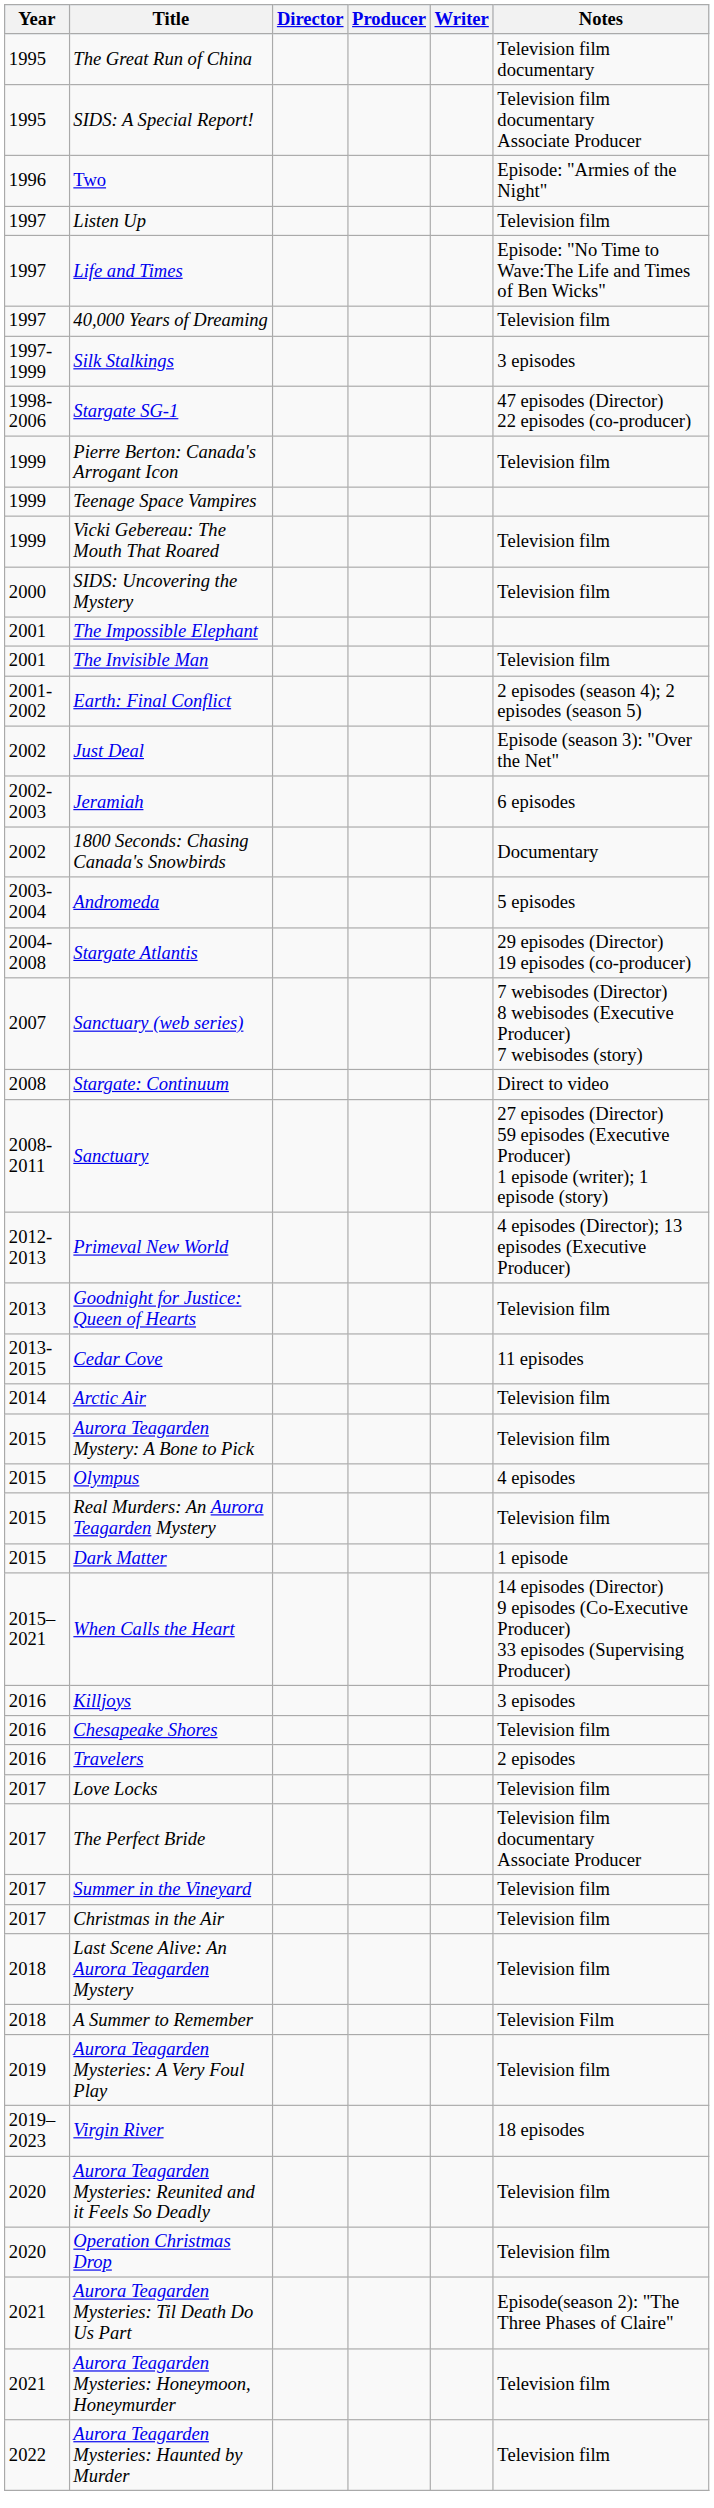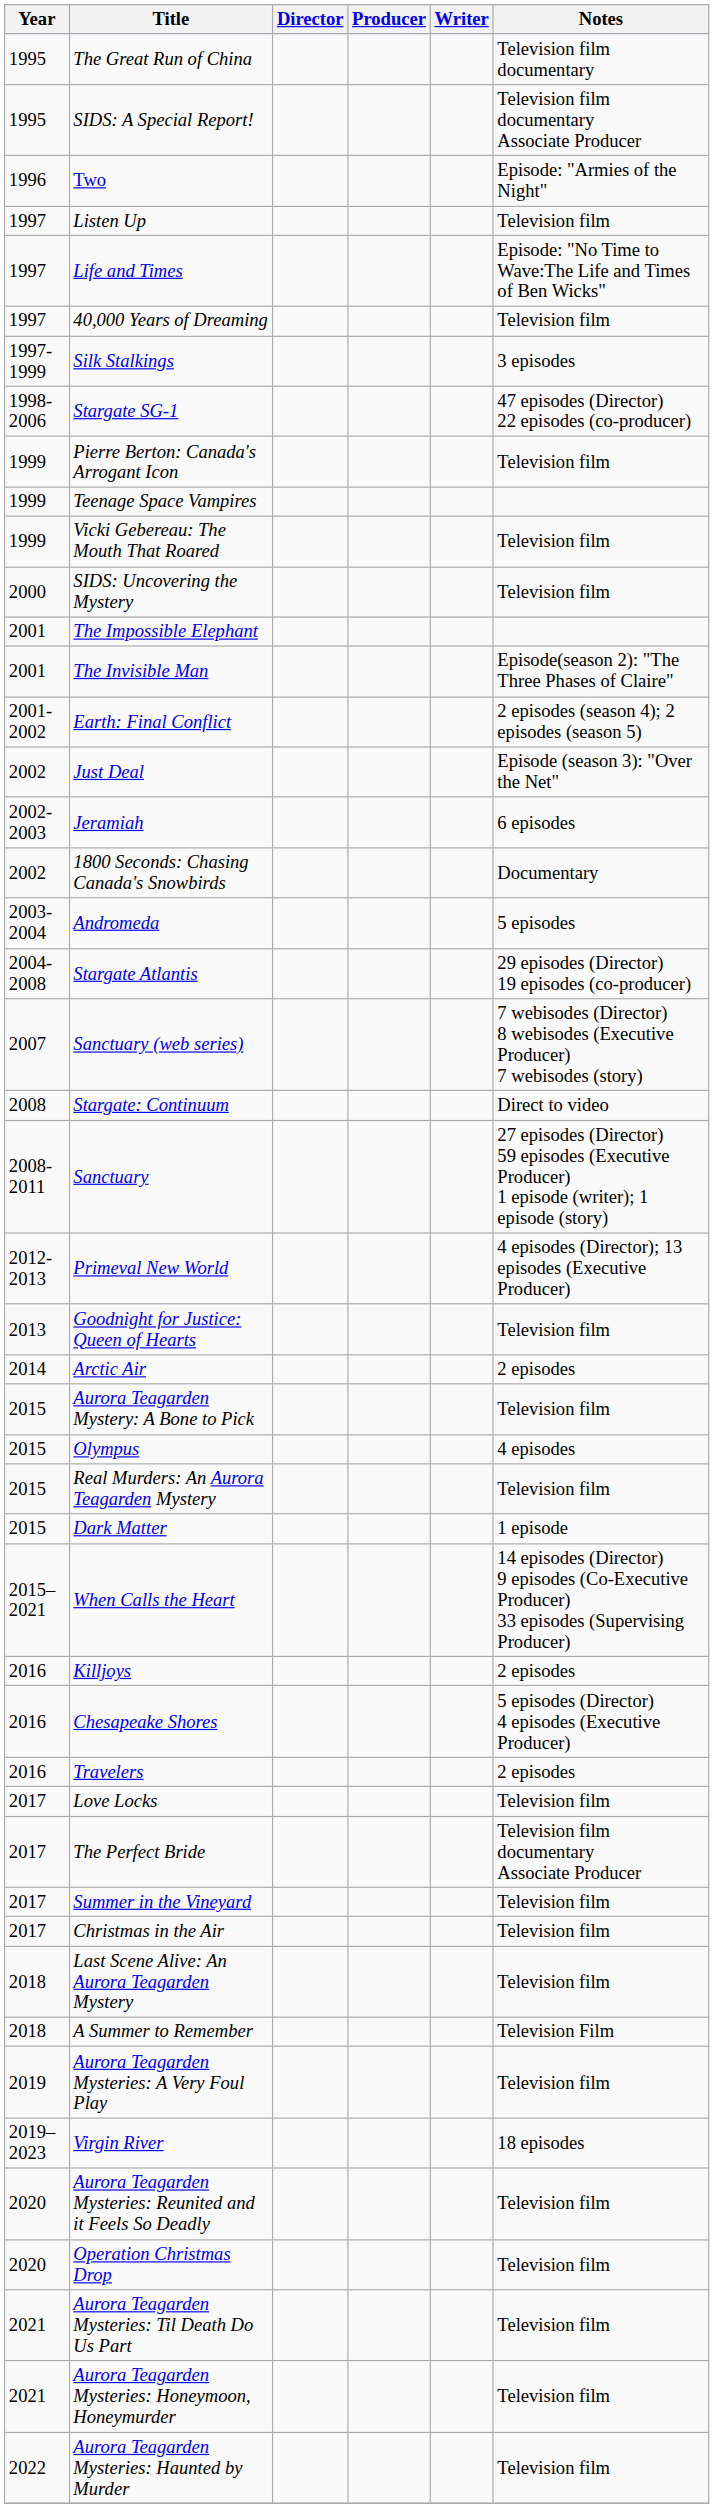(554, 660) Television film -> (588, 671) Episode(season 2): "The Three Phases of Claire"
- row: (118, 1358)
(554, 1398) Television film -> (536, 1369) 2 episodes
(536, 1700) 3 episodes -> (536, 1671) 2 episodes
(554, 1729) Television film -> (579, 1721) 5 episodes (Director) 4 episodes (Executive Producer)
(588, 2312) Episode(season 2): "The Three Phases of Claire" -> (554, 2325) Television film
